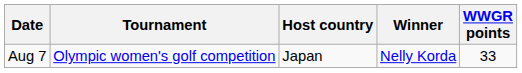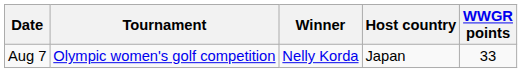columns swapped: (328, 25) <-> (418, 25)
